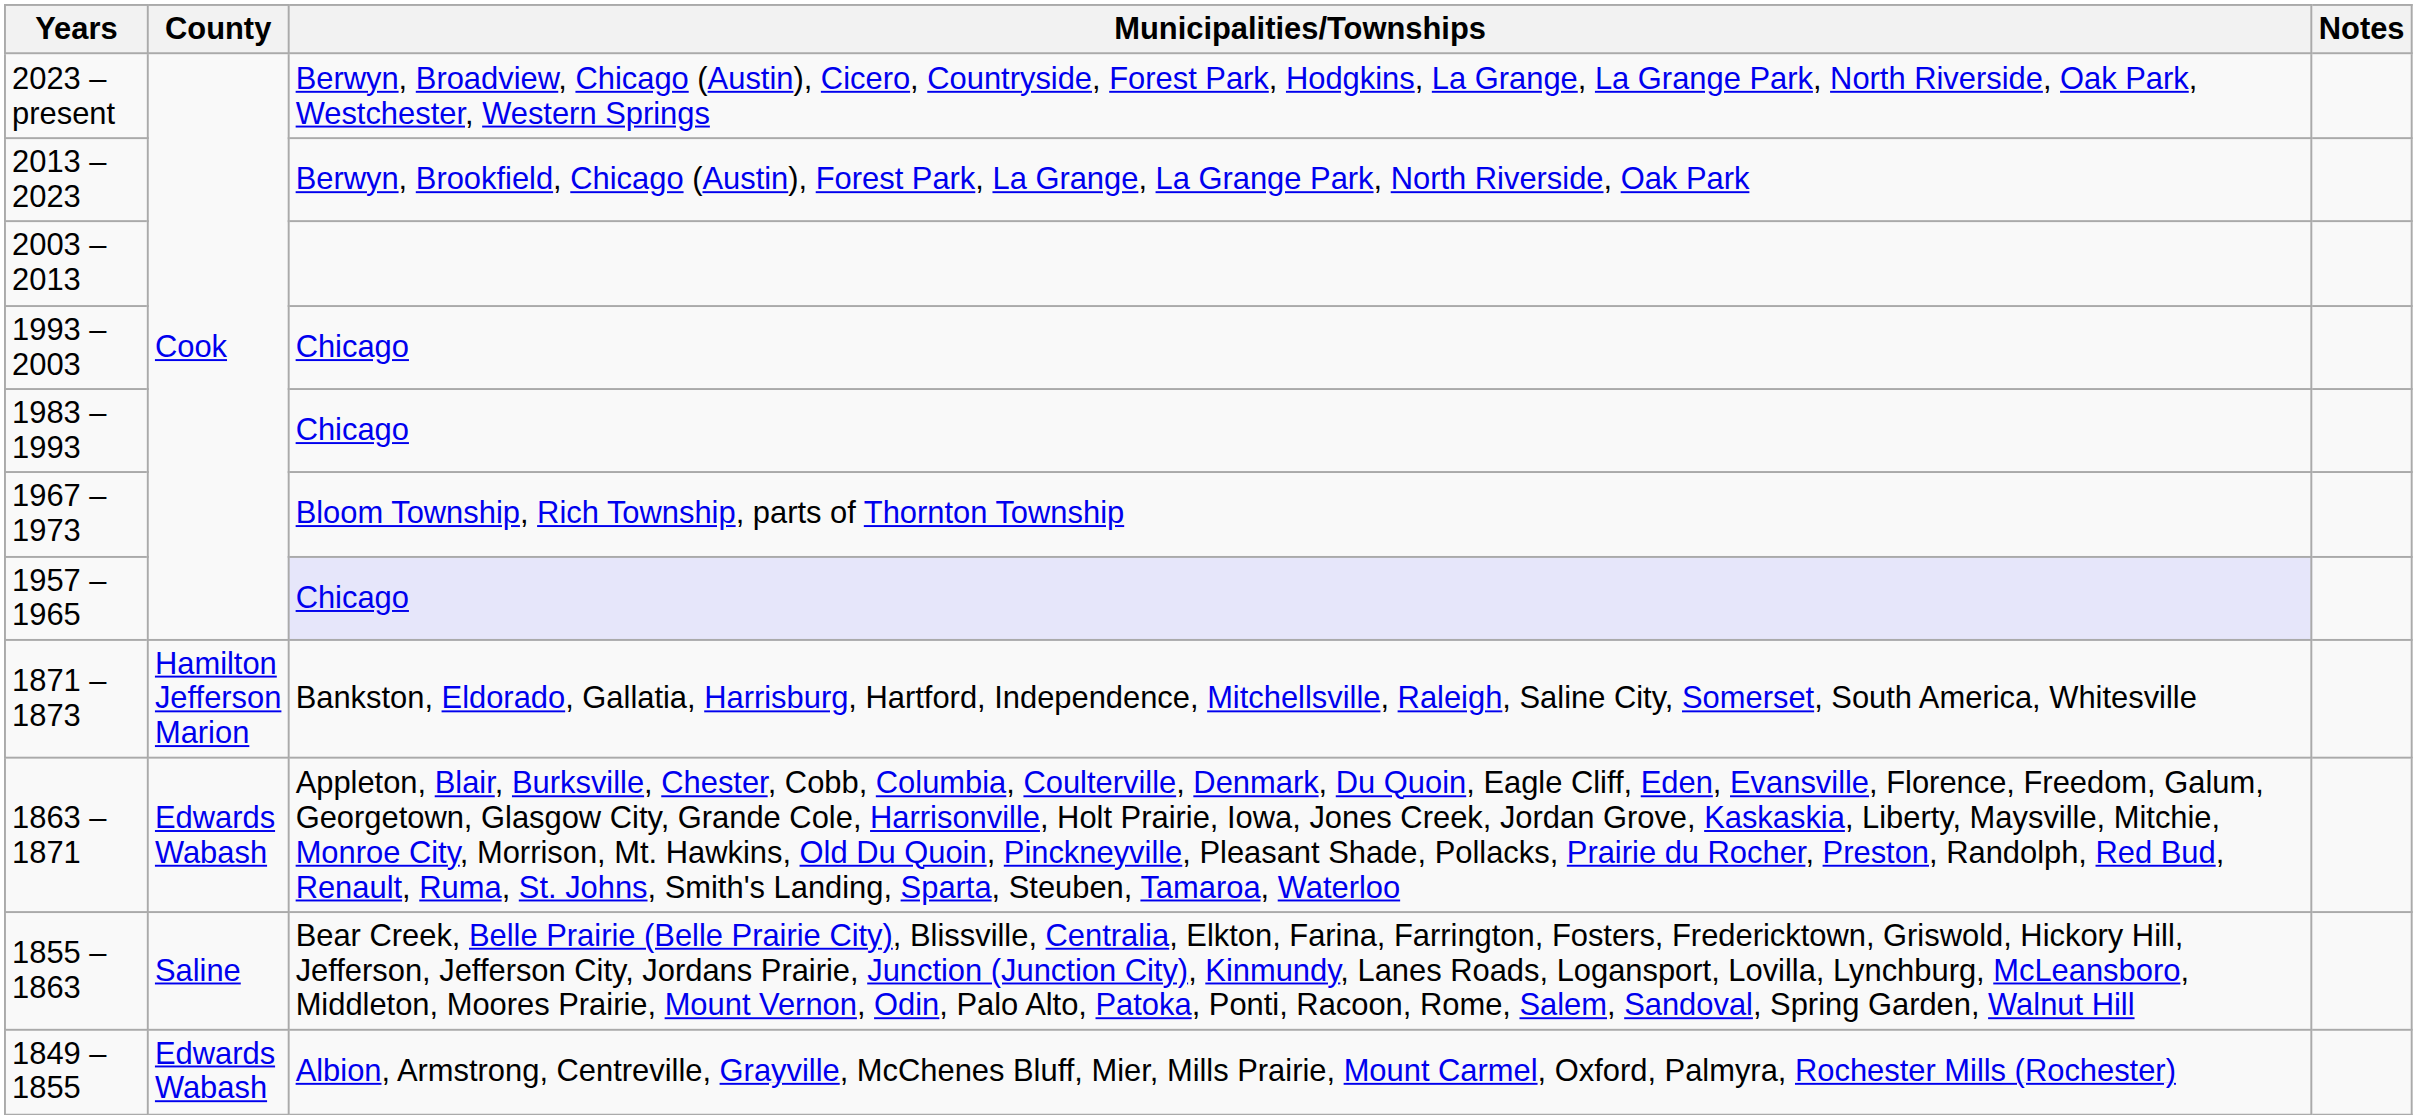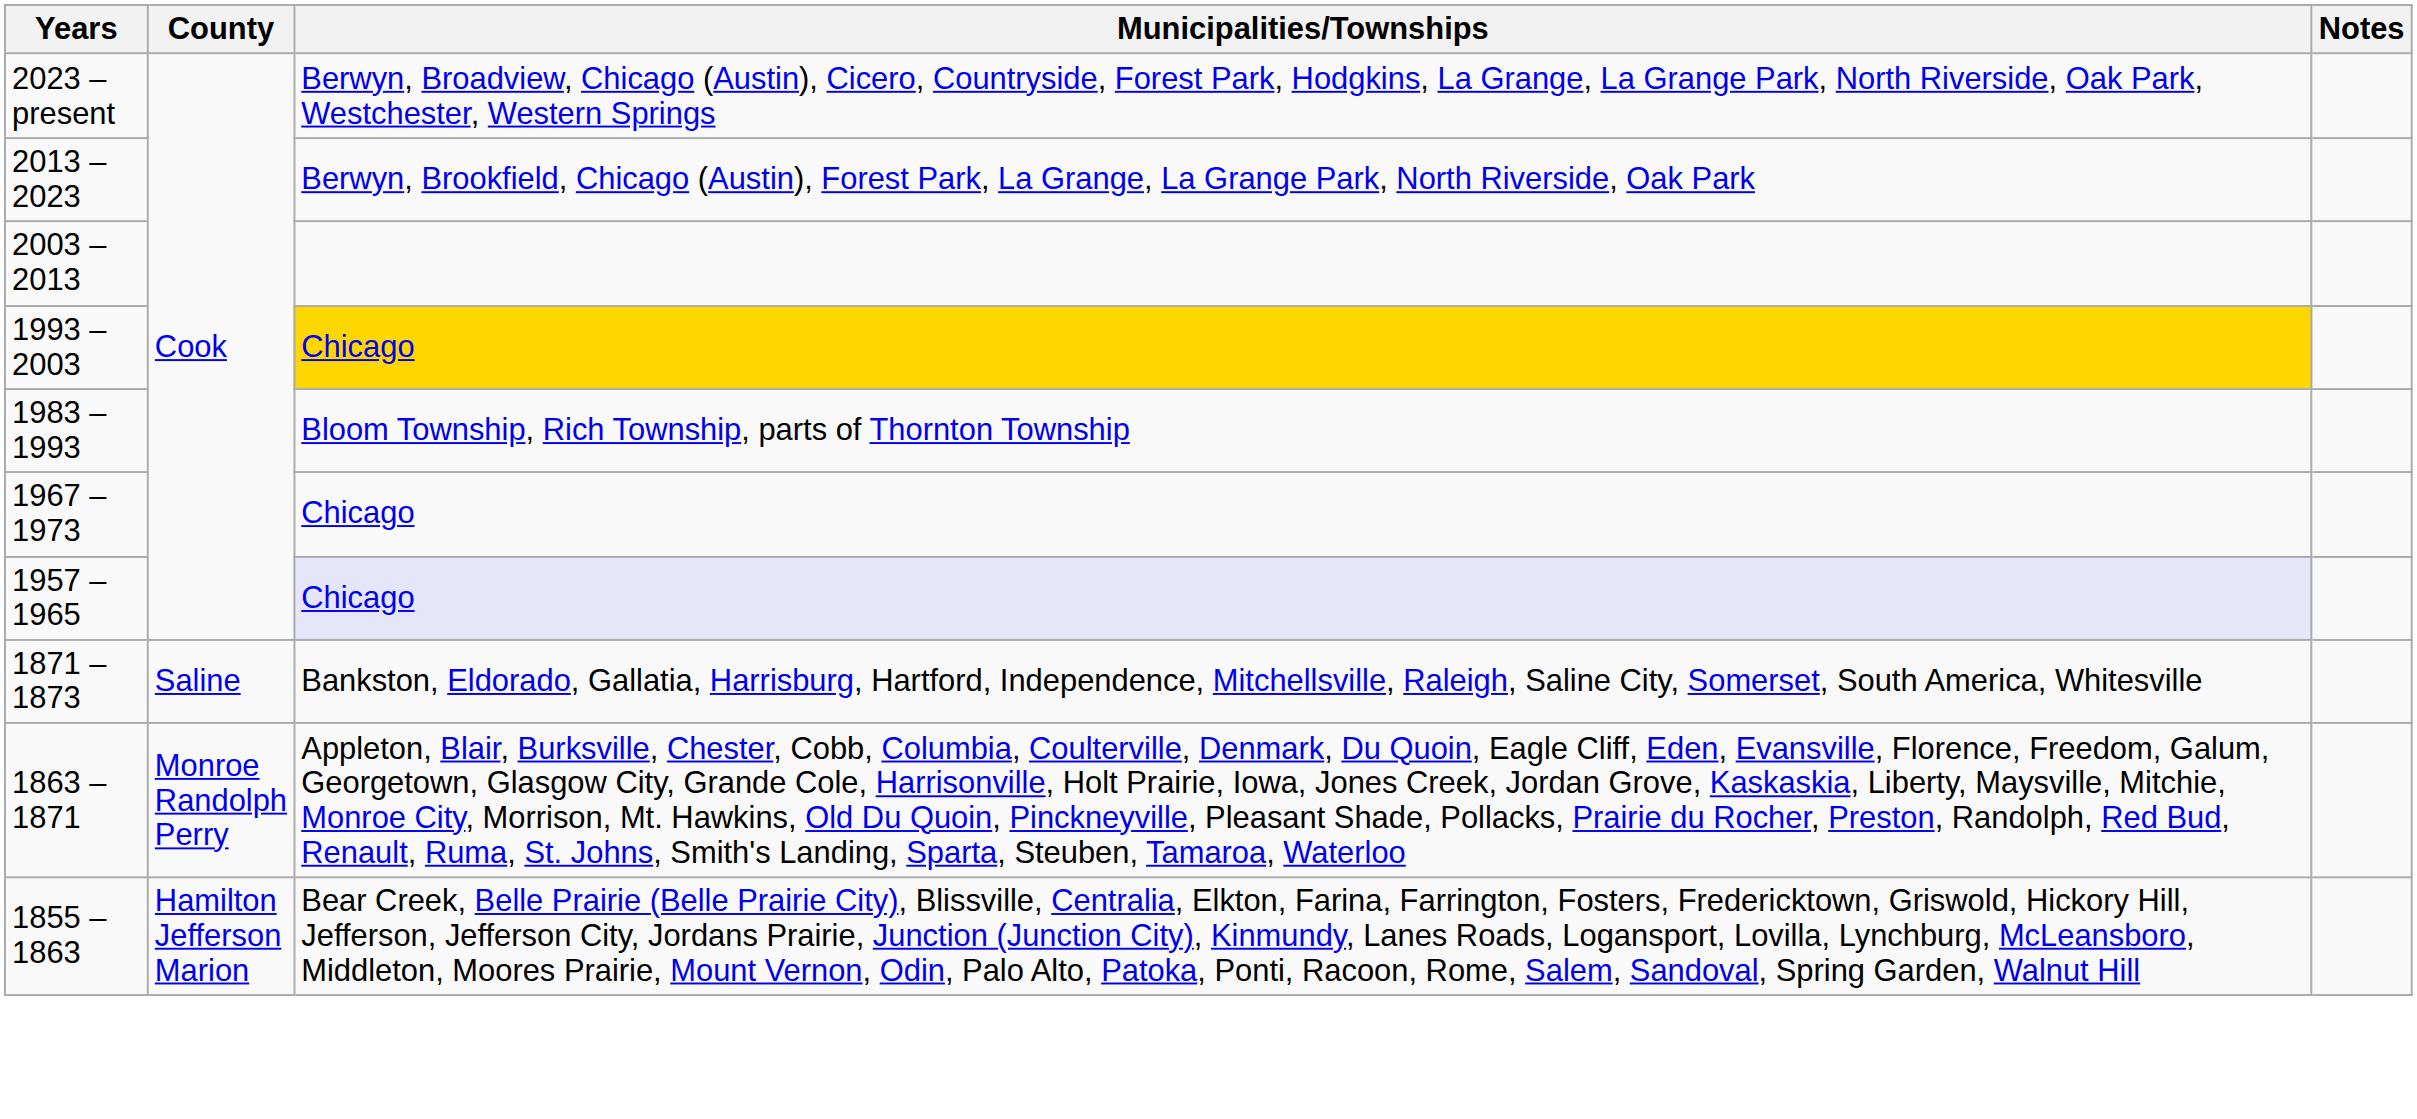(352, 346) no background -> (358, 346) gold background
(352, 430) Chicago -> (716, 430) Bloom Township, Rich Township, parts of Thornton Township
(710, 513) Bloom Township, Rich Township, parts of Thornton Township -> (358, 513) Chicago
(218, 698) Hamilton Jefferson Marion -> (198, 681) Saline
(215, 834) Edwards Wabash -> (221, 799) Monroe Randolph Perry
(198, 970) Saline -> (218, 935) Hamilton Jefferson Marion
- row: (59, 1071)
